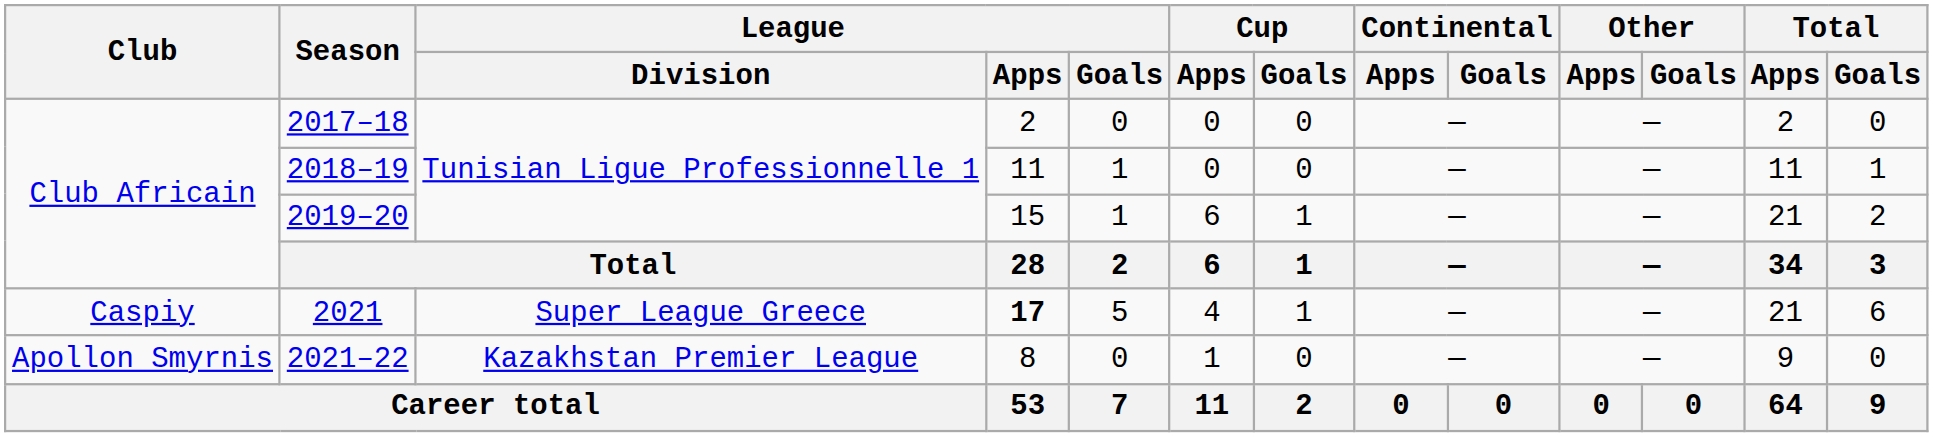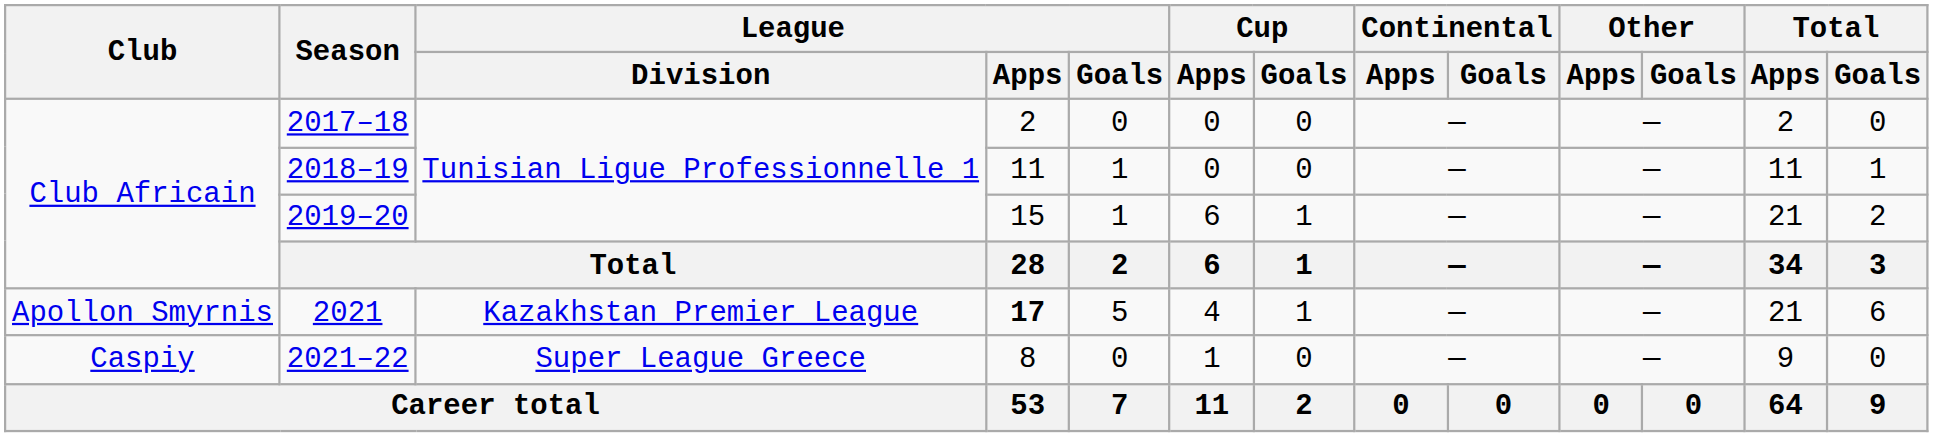(143, 312) Caspiy -> (143, 312) Apollon Smyrnis
(701, 312) Super League Greece -> (701, 312) Kazakhstan Premier League
(143, 359) Apollon Smyrnis -> (143, 359) Caspiy
(701, 359) Kazakhstan Premier League -> (701, 359) Super League Greece
